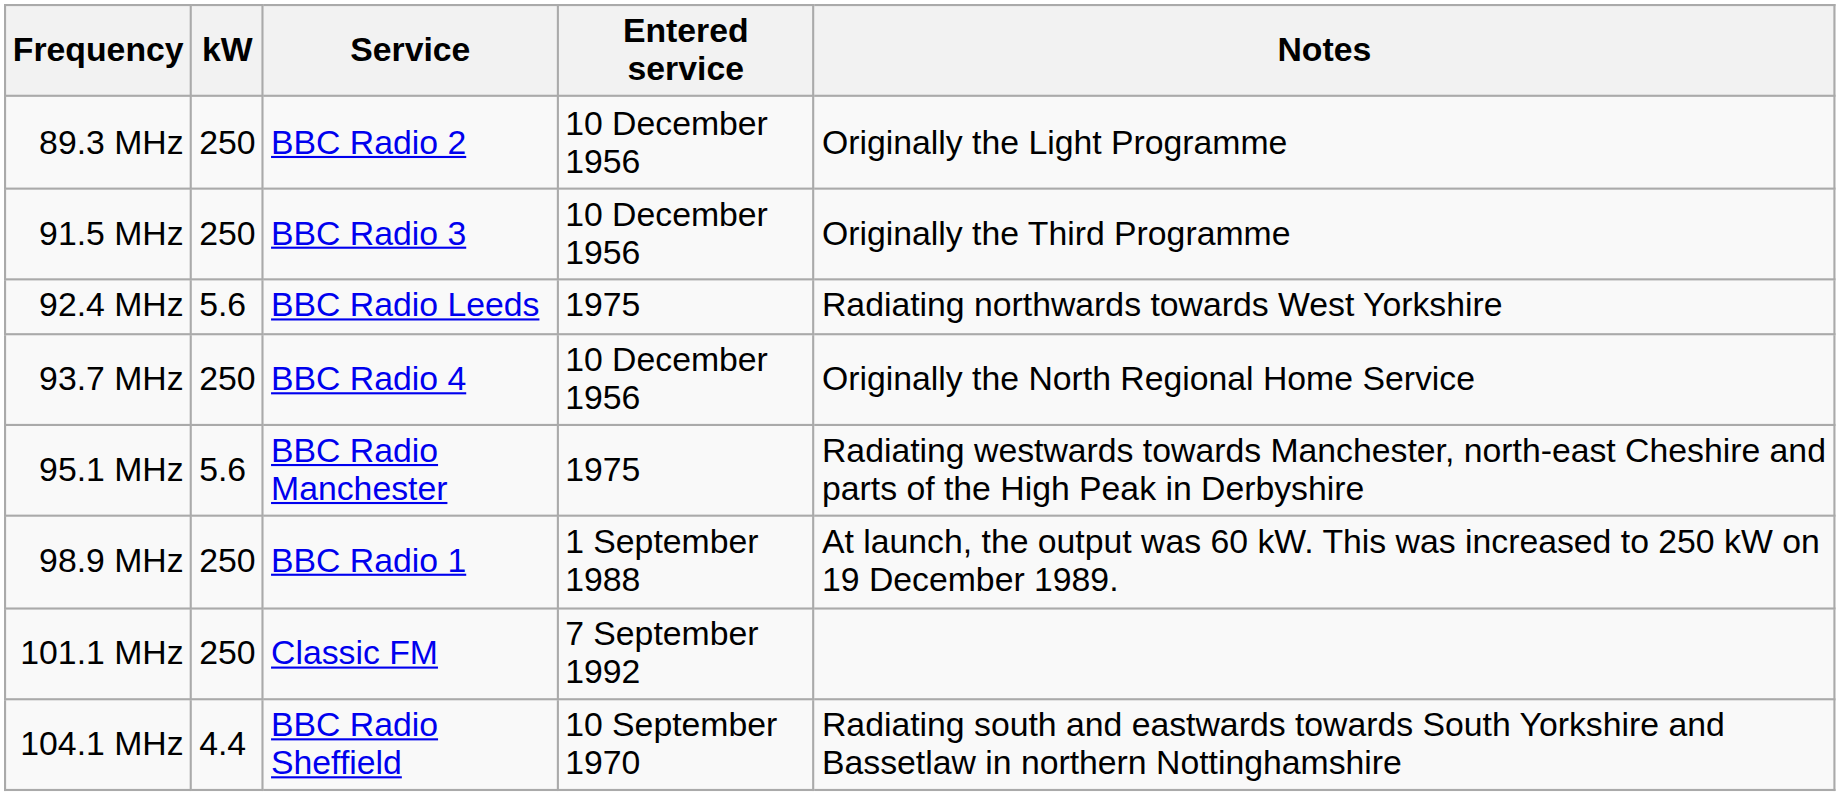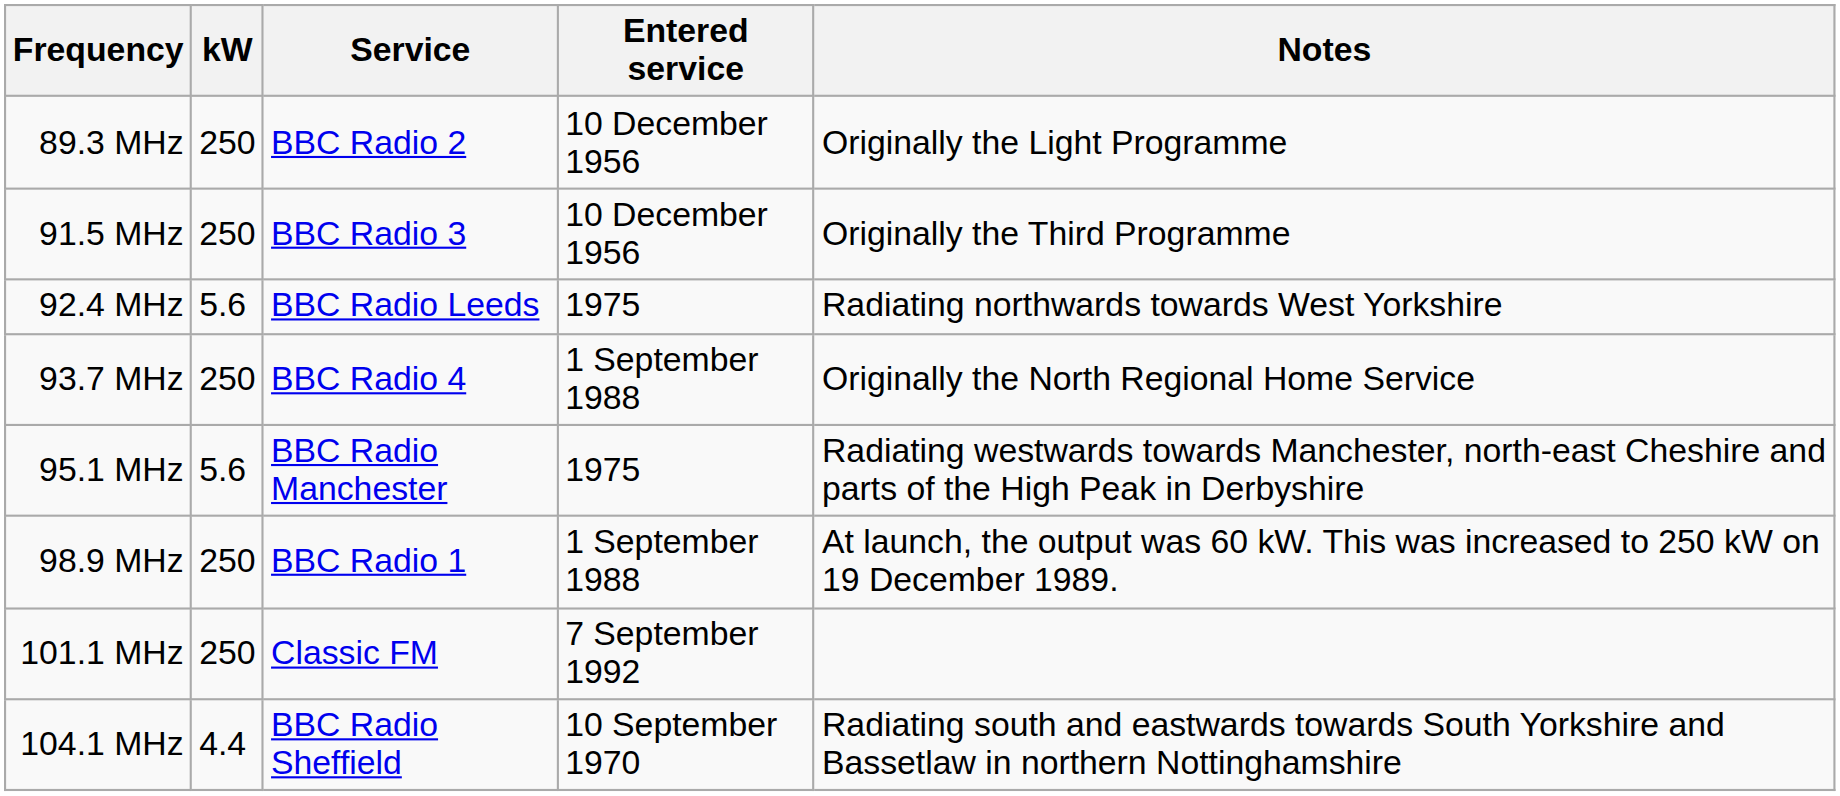(666, 378) 10 December 1956 -> (662, 378) 1 September 1988
